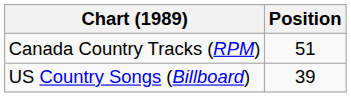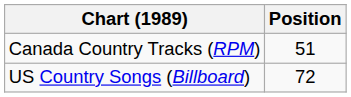(305, 77) 39 -> (305, 77) 72
